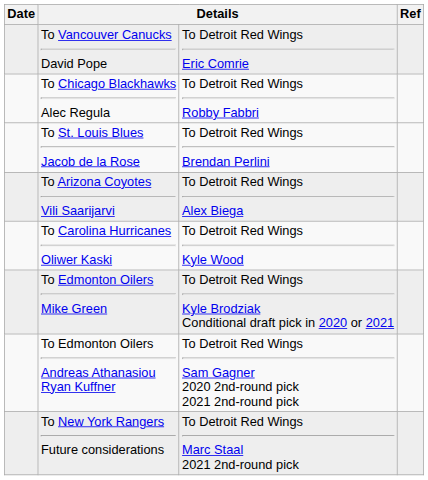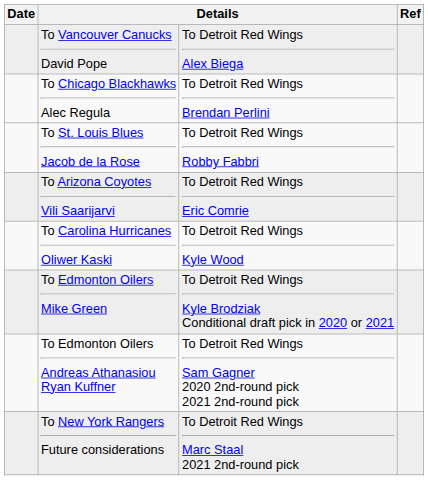(288, 49) To Detroit Red Wings Eric Comrie -> (288, 49) To Detroit Red Wings Alex Biega
(288, 98) To Detroit Red Wings Robby Fabbri -> (288, 98) To Detroit Red Wings Brendan Perlini
(288, 147) To Detroit Red Wings Brendan Perlini -> (288, 147) To Detroit Red Wings Robby Fabbri
(288, 196) To Detroit Red Wings Alex Biega -> (288, 196) To Detroit Red Wings Eric Comrie
